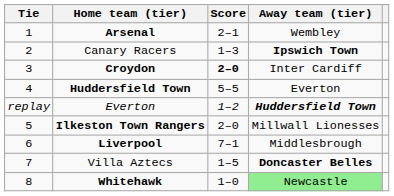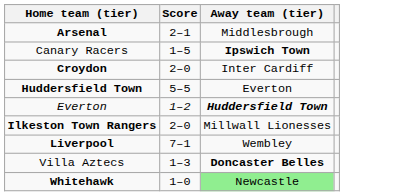- column: (29, 14)
(316, 33) Wembley -> (267, 33) Middlesbrough
(228, 51) 1–3 -> (180, 51) 1–5
(228, 70) bold -> (180, 70) normal
(316, 144) Middlesbrough -> (267, 144) Wembley
(228, 163) 1–5 -> (180, 163) 1–3
